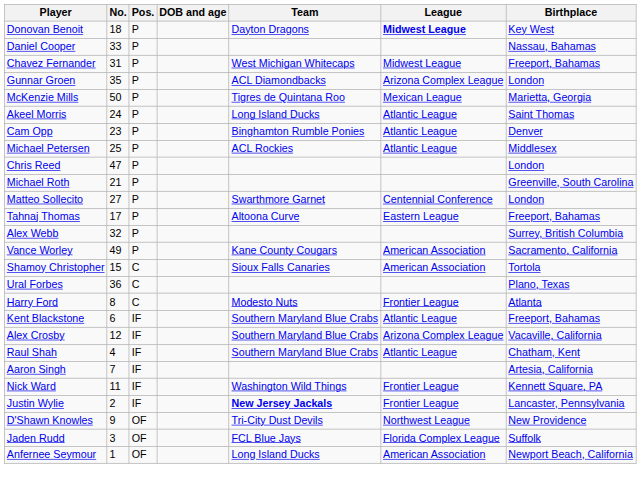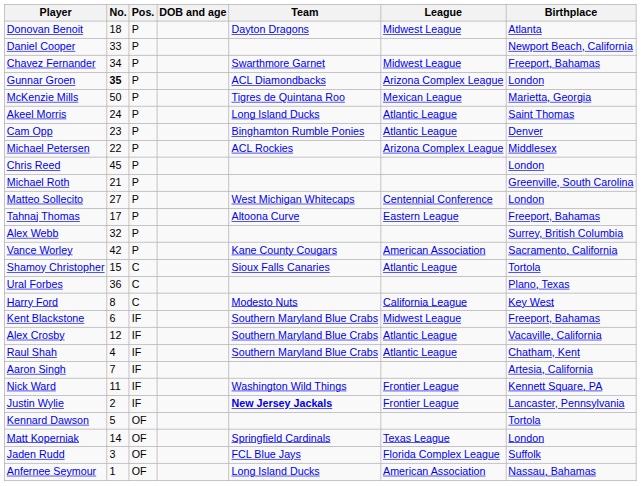(424, 30) bold -> (422, 30) normal
(531, 30) Key West -> (525, 30) Atlanta
(552, 47) Nassau, Bahamas -> (571, 47) Newport Beach, California
(115, 64) 31 -> (115, 64) 34
(293, 64) West Michigan Whitecaps -> (278, 64) Swarthmore Garnet
(115, 81) normal -> (115, 81) bold
(115, 149) 25 -> (115, 149) 22
(420, 149) Atlantic League -> (443, 149) Arizona Complex League
(115, 166) 47 -> (115, 166) 45
(278, 200) Swarthmore Garnet -> (293, 200) West Michigan Whitecaps
(115, 251) 49 -> (115, 251) 42
(434, 268) American Association -> (420, 268) Atlantic League
(421, 302) Frontier League -> (425, 302) California League
(525, 302) Atlanta -> (531, 302) Key West
(420, 319) Atlantic League -> (422, 319) Midwest League
(443, 336) Arizona Complex League -> (420, 336) Atlantic League
+ row: (48, 421)
- row: (50, 421)
+ row: (43, 438)
(571, 455) Newport Beach, California -> (552, 472) Nassau, Bahamas
